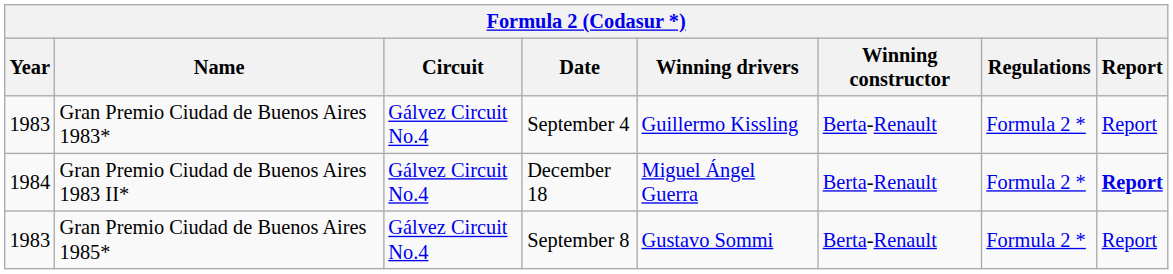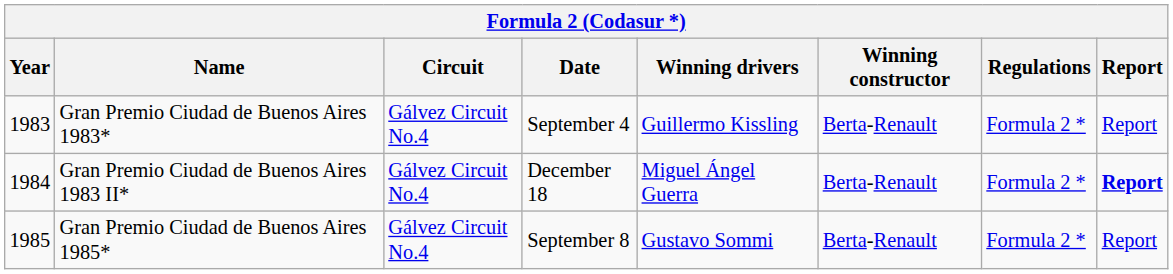(30, 240) 1983 -> (30, 240) 1985
